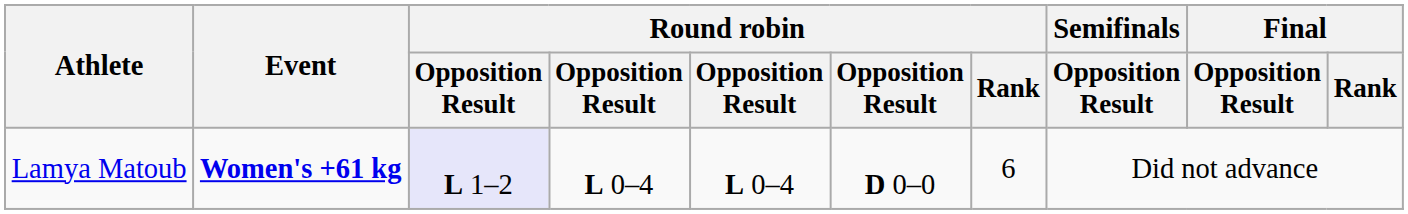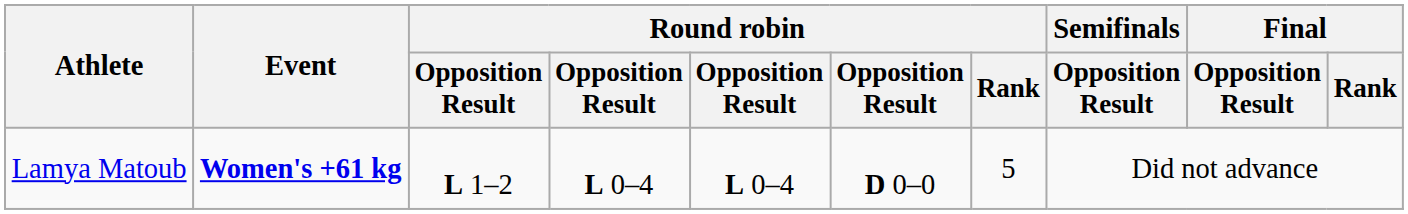(478, 185) lavender background -> (478, 185) no background
(1008, 168) 6 -> (1008, 168) 5
